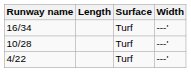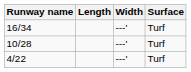columns swapped: (170, 12) <-> (134, 12)
